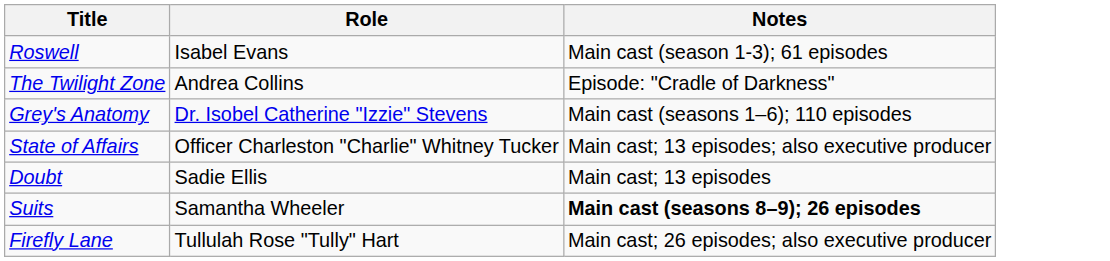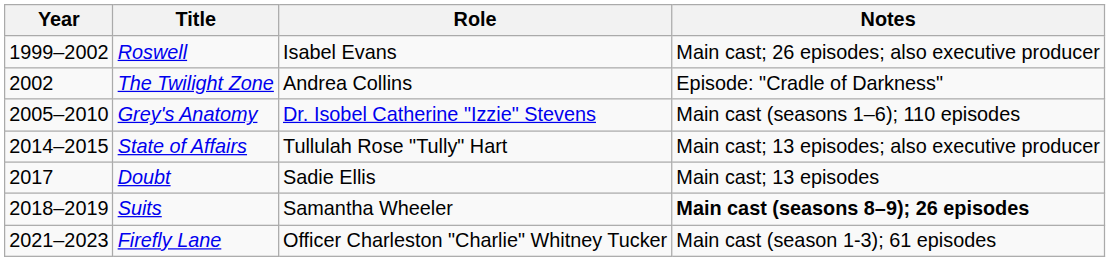+ column: (59, 20)
(728, 51) Main cast (season 1-3); 61 episodes -> (888, 51) Main cast; 26 episodes; also executive producer
(367, 146) Officer Charleston "Charlie" Whitney Tucker -> (395, 146) Tullulah Rose "Tully" Hart
(287, 240) Tullulah Rose "Tully" Hart -> (475, 240) Officer Charleston "Charlie" Whitney Tucker
(780, 240) Main cast; 26 episodes; also executive producer -> (836, 240) Main cast (season 1-3); 61 episodes
